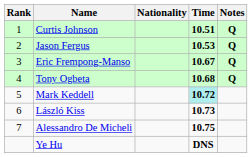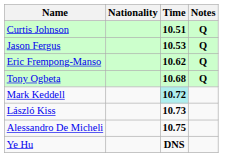- column: (19, 12)
(203, 62) 10.67 -> (174, 62) 10.62
